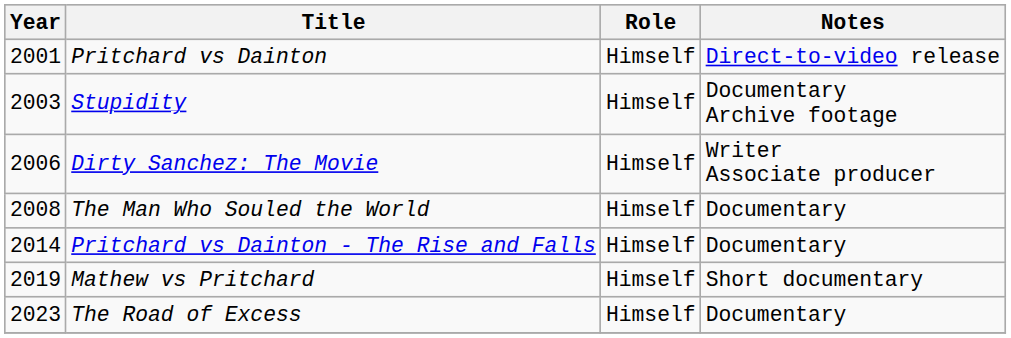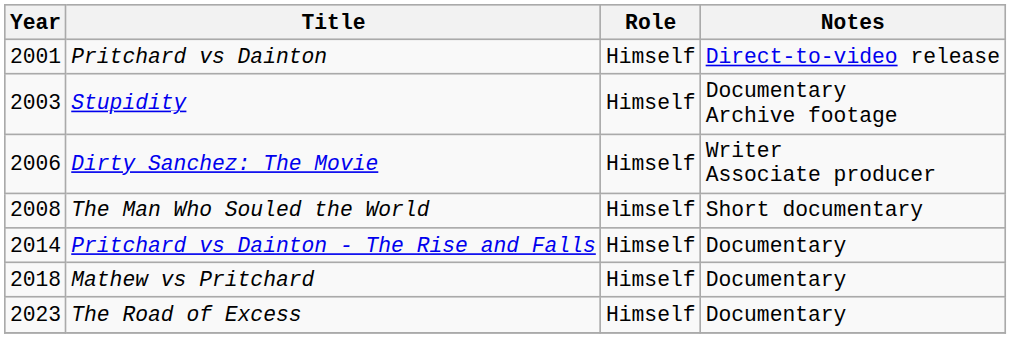(776, 210) Documentary -> (814, 210) Short documentary
(35, 280) 2019 -> (35, 280) 2018
(814, 280) Short documentary -> (776, 280) Documentary
